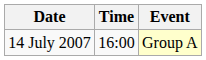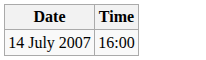- column: (170, 17)
